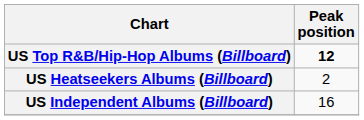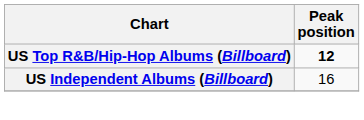- row: (149, 79)
